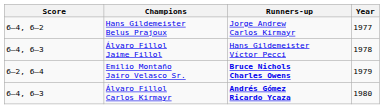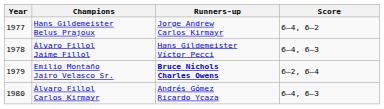columns swapped: (365, 11) <-> (54, 11)
(260, 93) bold -> (188, 93) normal
